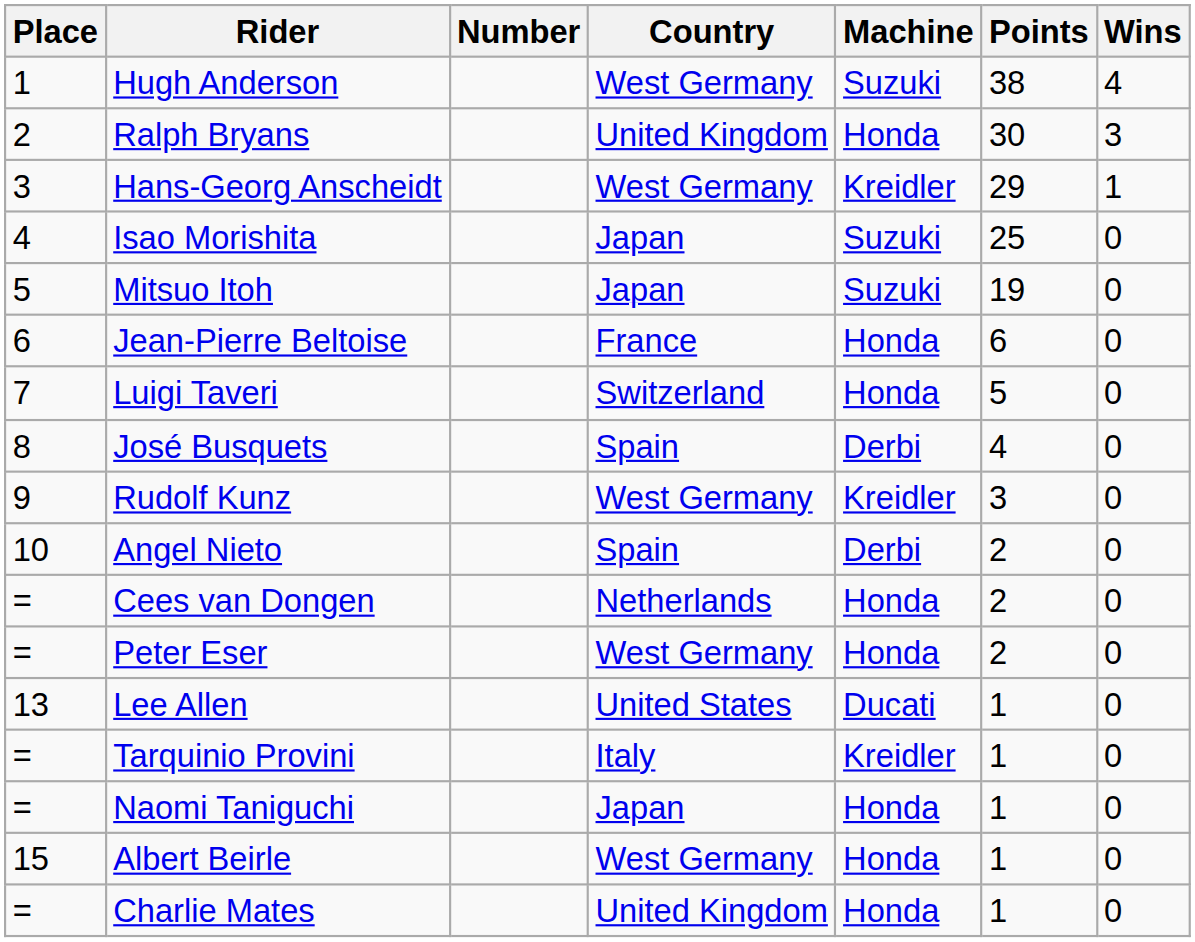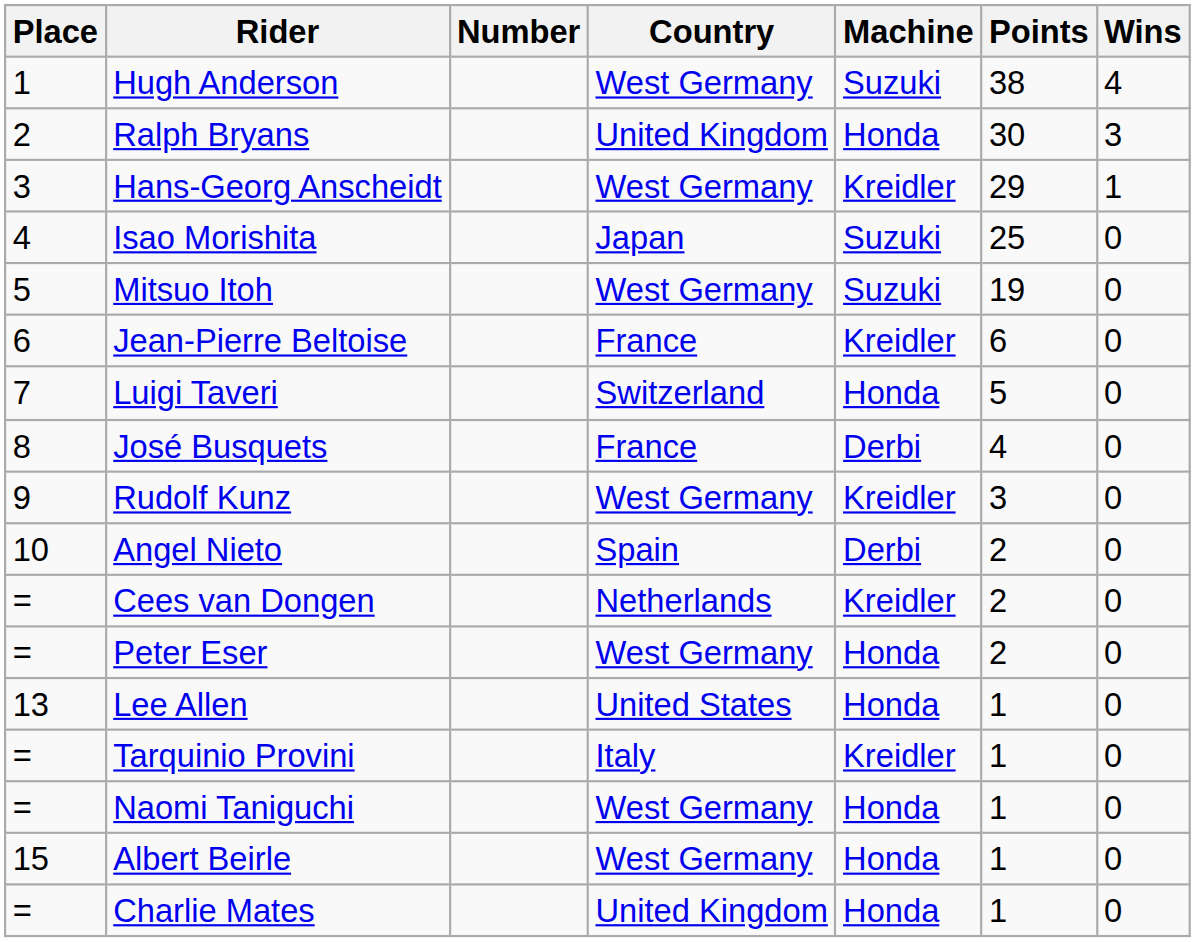(640, 290) Japan -> (704, 290) West Germany
(891, 342) Honda -> (899, 342) Kreidler
(637, 445) Spain -> (646, 445) France
(891, 600) Honda -> (899, 600) Kreidler
(889, 704) Ducati -> (891, 704) Honda
(640, 807) Japan -> (704, 807) West Germany
